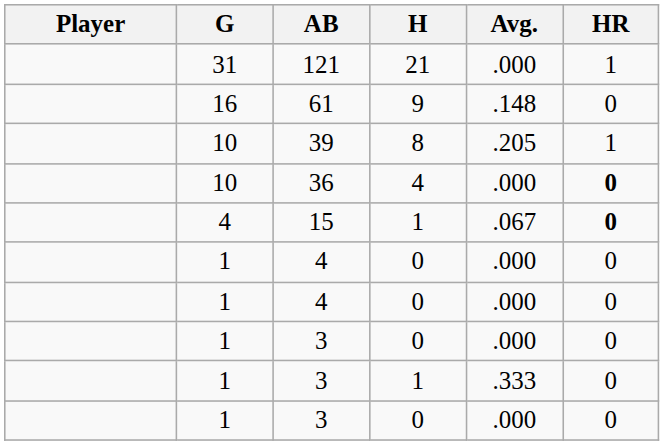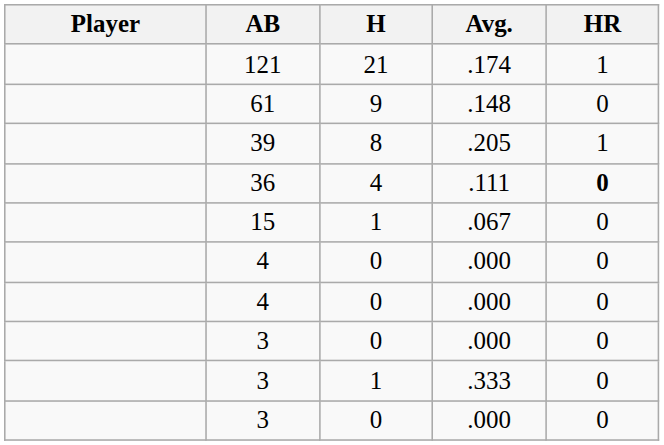- column: (225, 24)
(514, 63) .000 -> (489, 63) .174
(514, 182) .000 -> (489, 182) .111
(611, 222) bold -> (602, 222) normal
